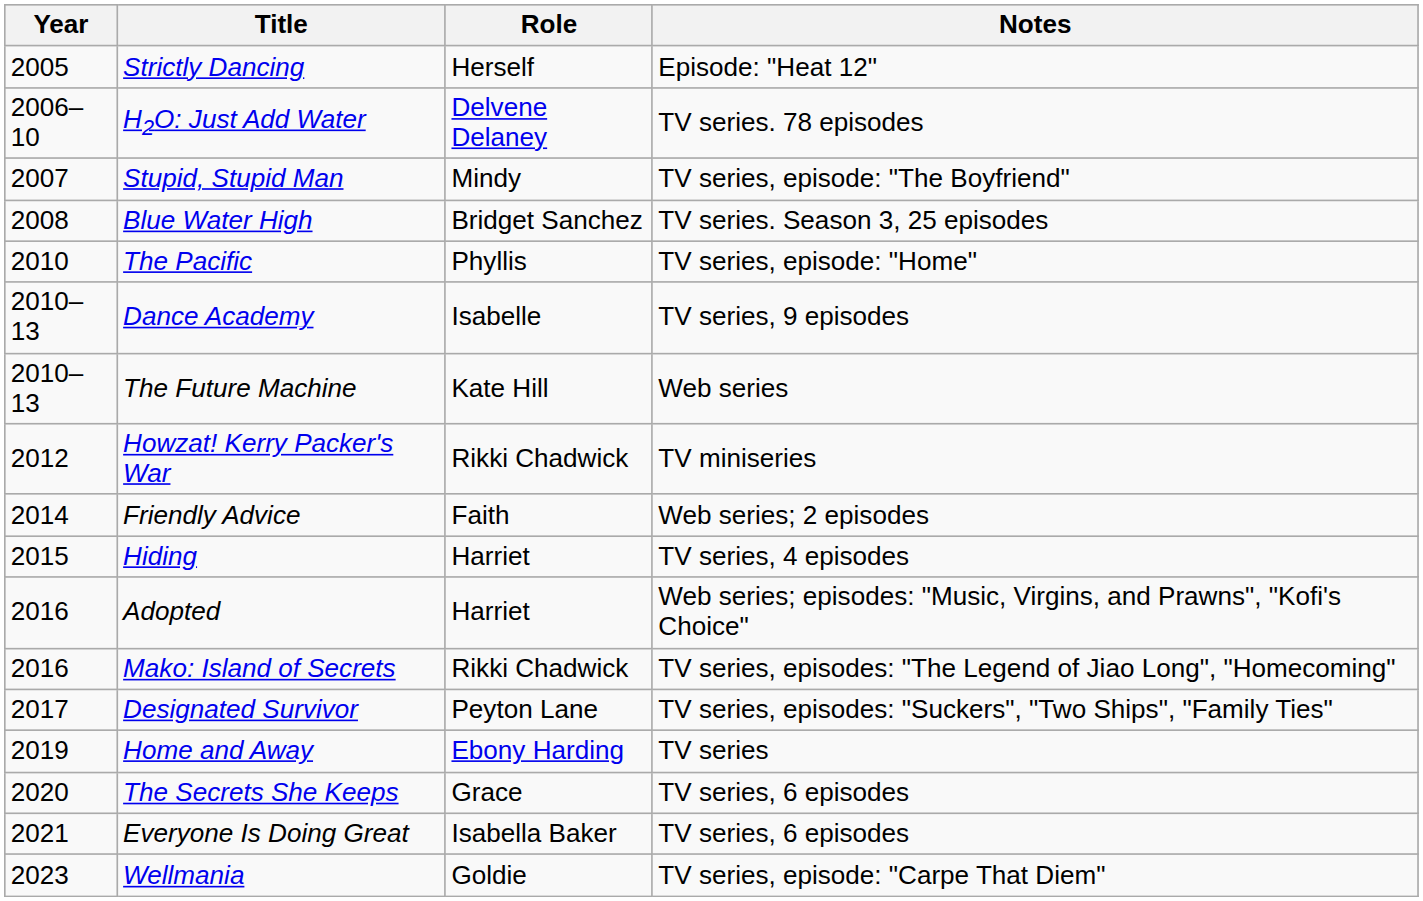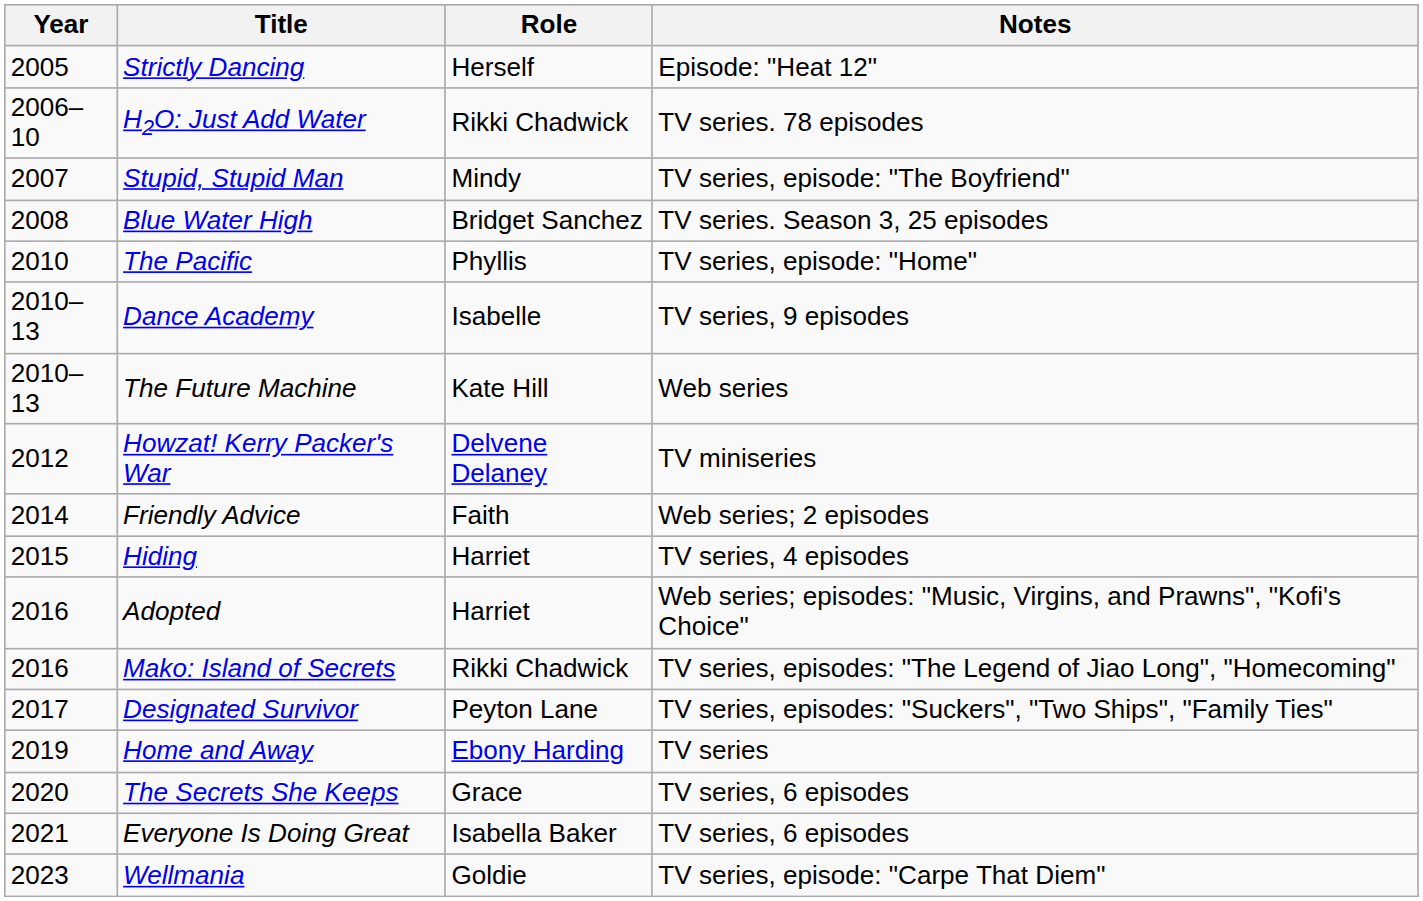(499, 122) Delvene Delaney -> (540, 122) Rikki Chadwick
(540, 458) Rikki Chadwick -> (499, 458) Delvene Delaney
